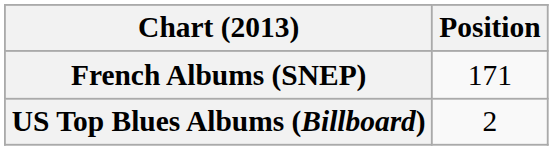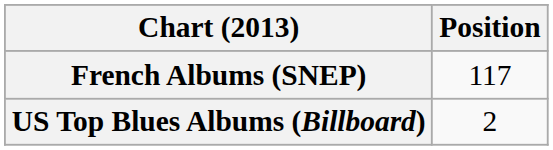(490, 74) 171 -> (490, 74) 117
